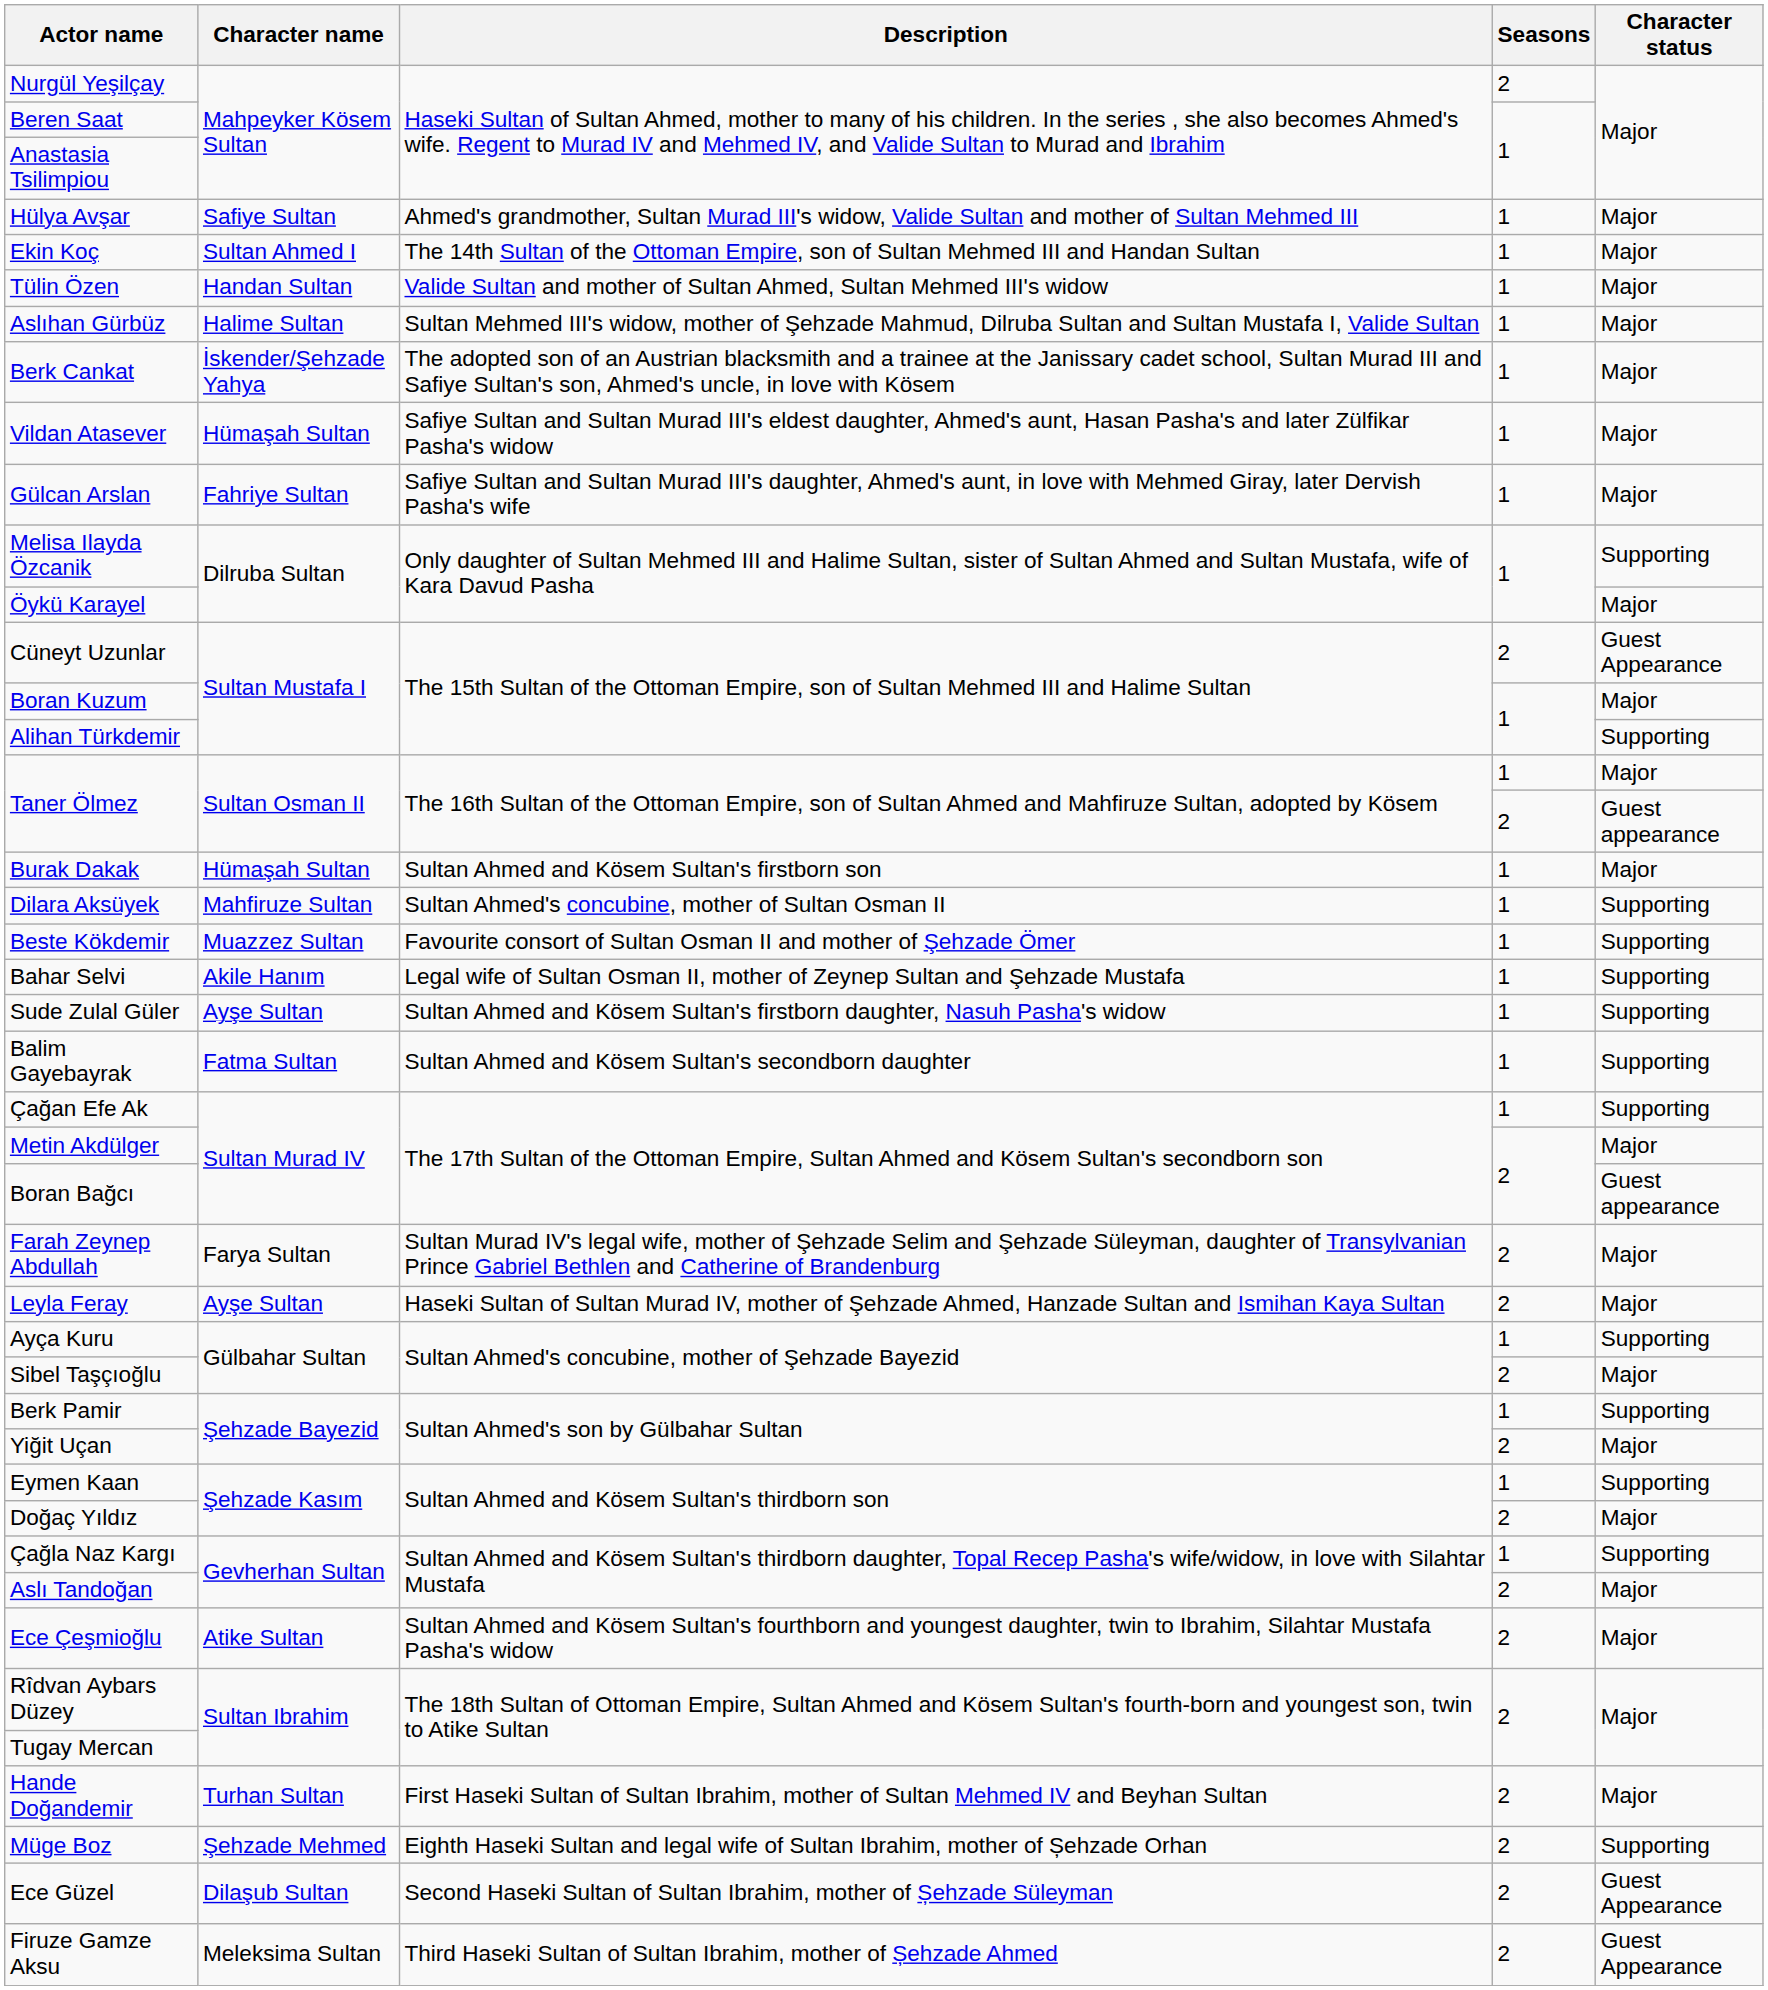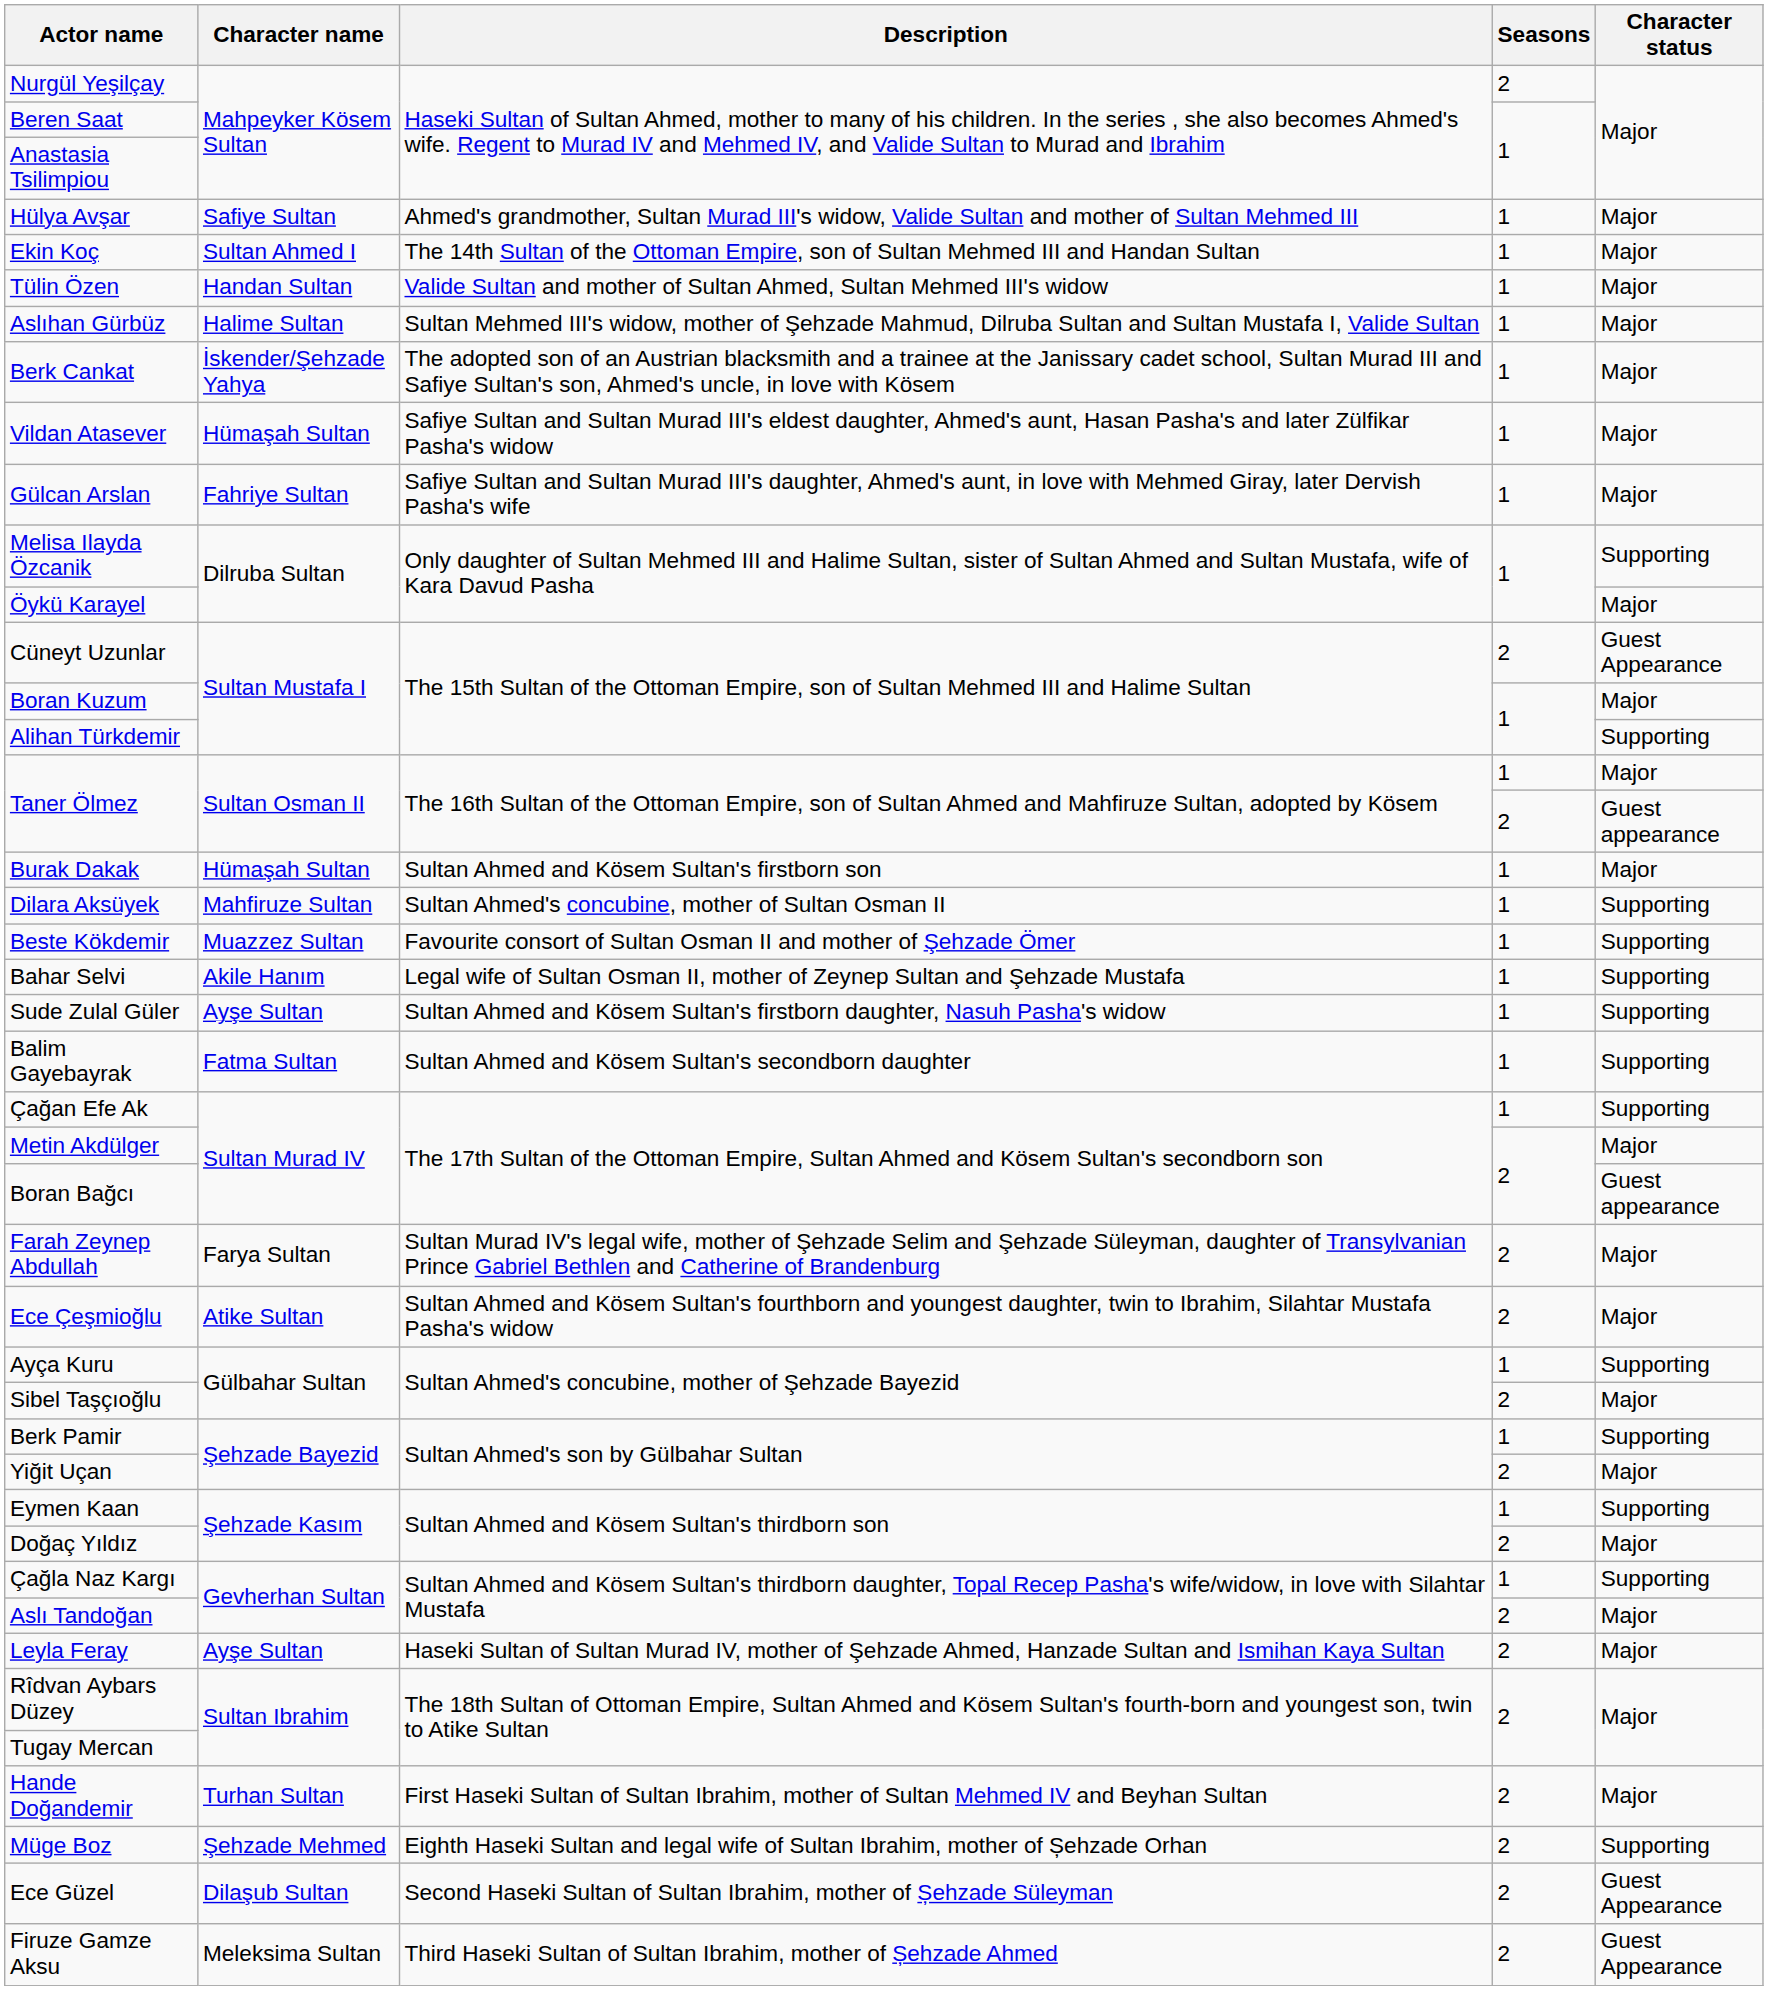rows swapped: (69, 1303) <-> (86, 1638)
